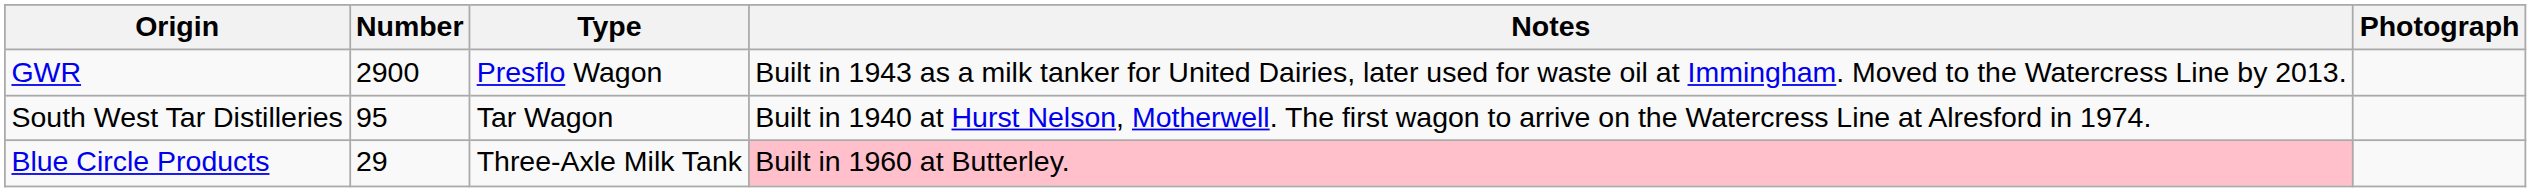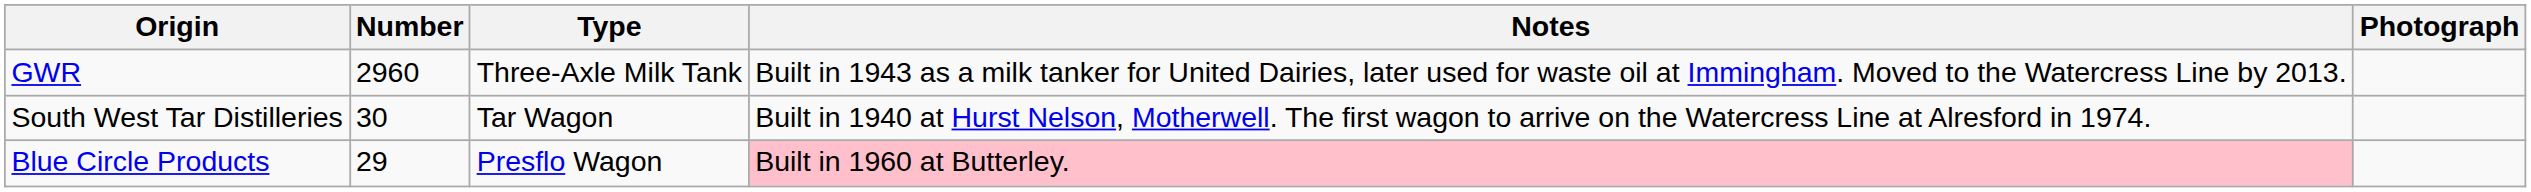(388, 72) 2900 -> (388, 72) 2960
(570, 72) Presflo Wagon -> (609, 72) Three-Axle Milk Tank
(372, 117) 95 -> (372, 117) 30
(609, 162) Three-Axle Milk Tank -> (570, 162) Presflo Wagon
